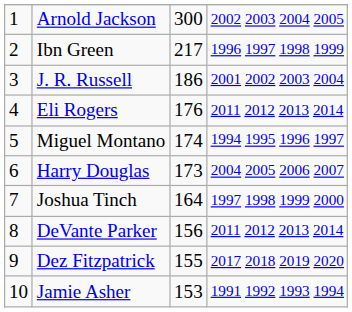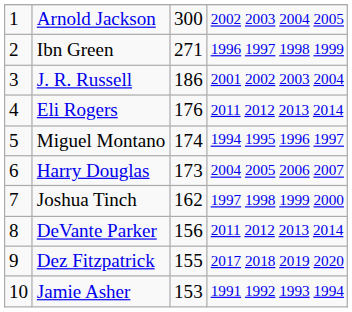(188, 49) 217 -> (188, 49) 271
(188, 200) 164 -> (188, 200) 162
